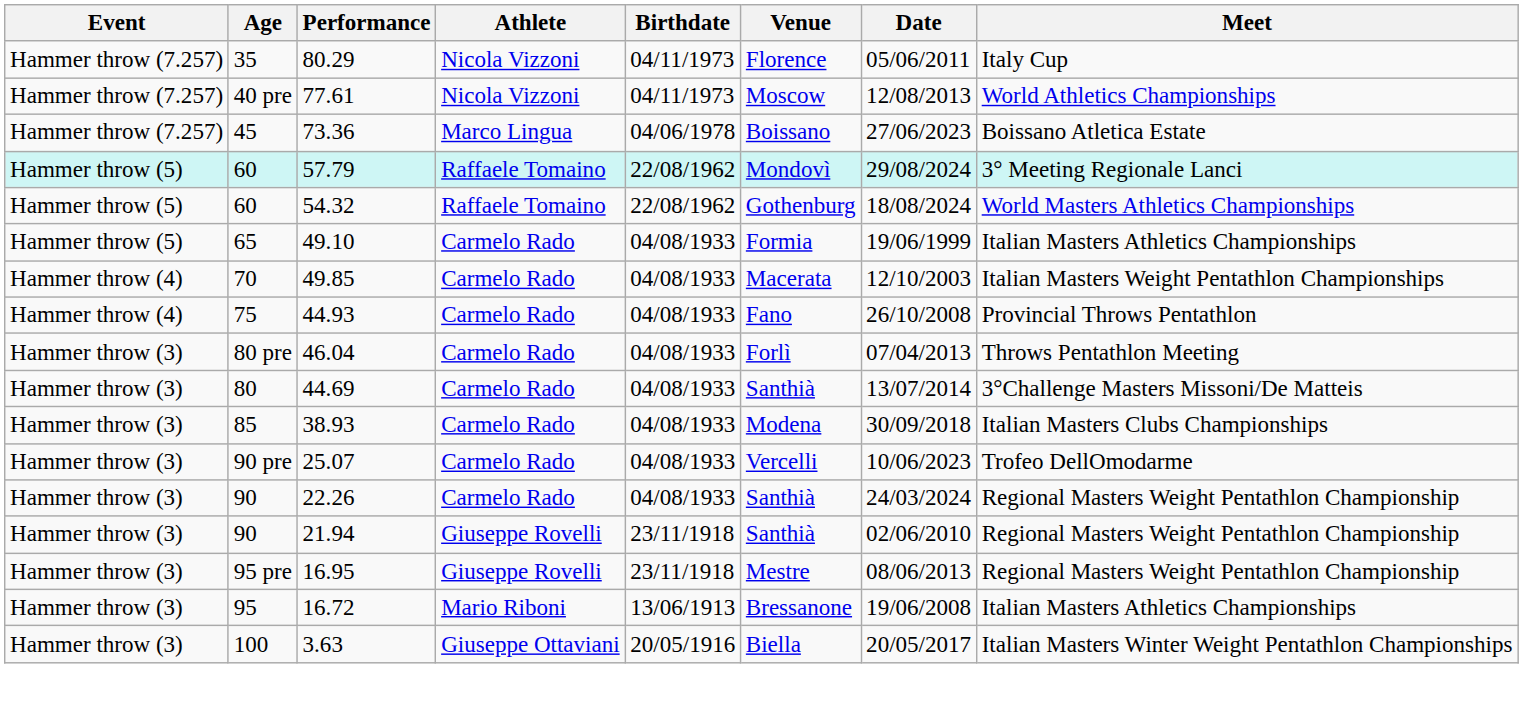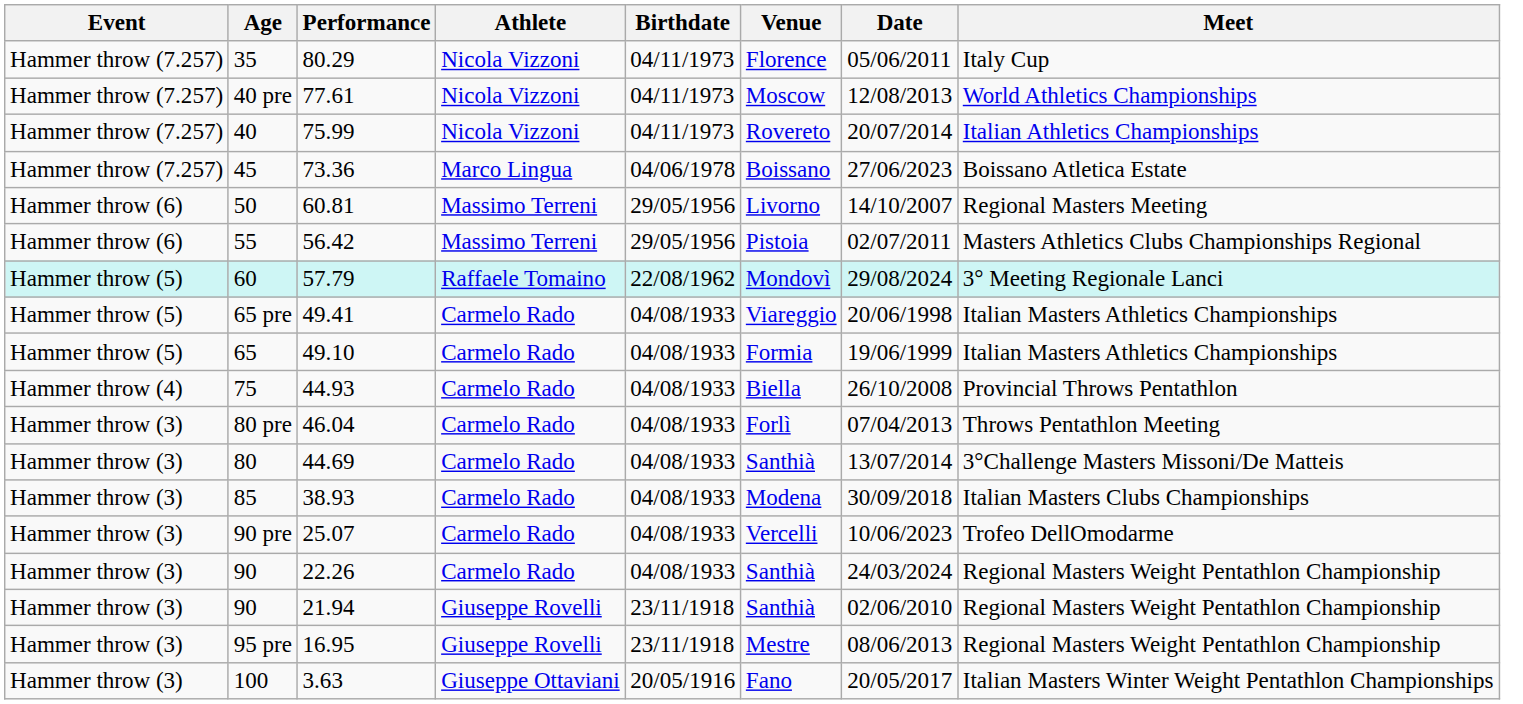+ row: (328, 132)
+ row: (328, 205)
+ row: (328, 242)
- row: (328, 205)
+ row: (328, 315)
- row: (328, 278)
(769, 315) Fano -> (773, 388) Biella
- row: (328, 607)
(773, 643) Biella -> (769, 680) Fano
